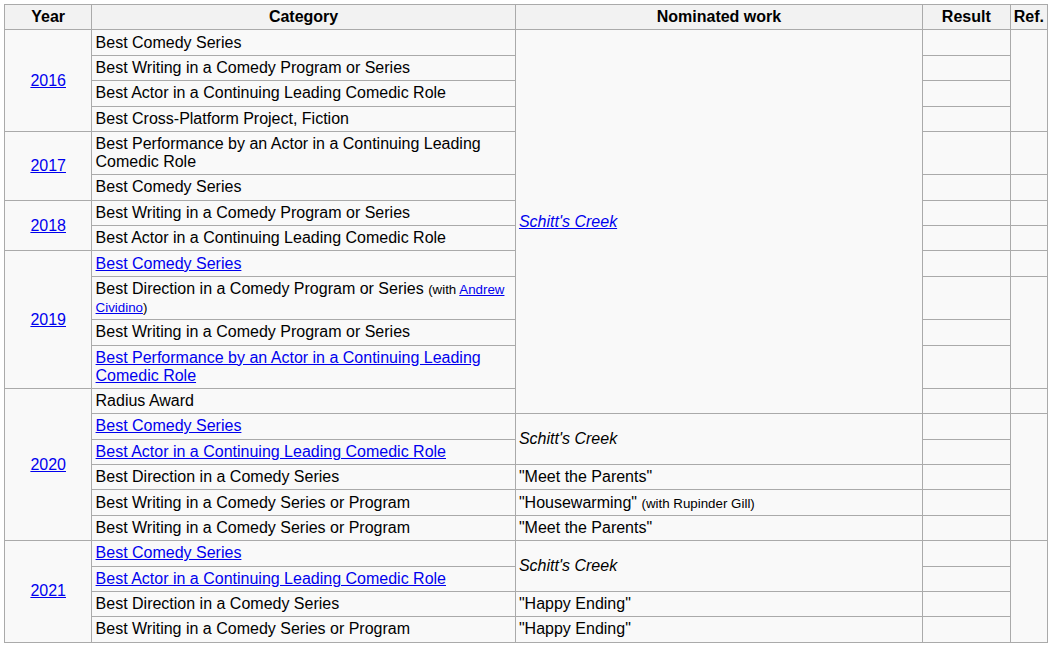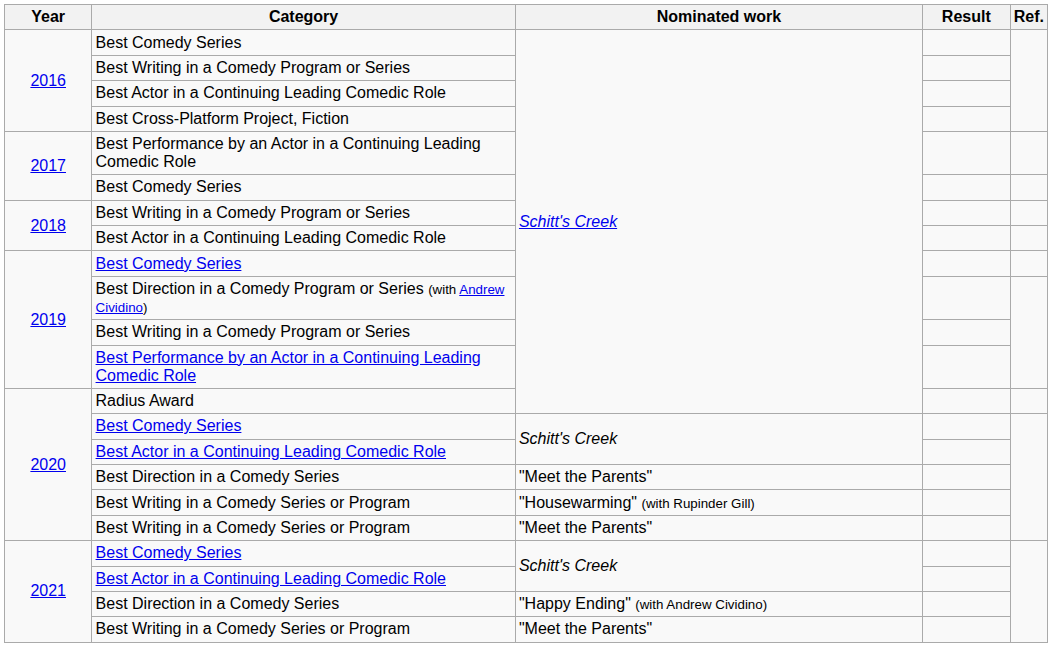(575, 604) "Happy Ending" -> (643, 604) "Happy Ending" (with Andrew Cividino)
(575, 629) "Happy Ending" -> (586, 629) "Meet the Parents"
